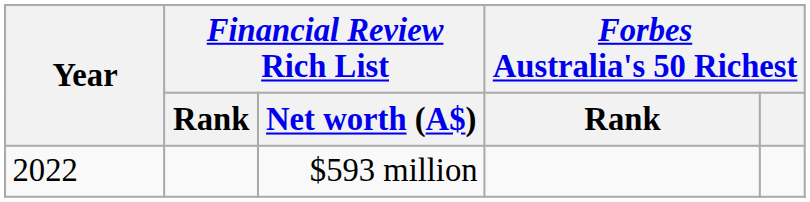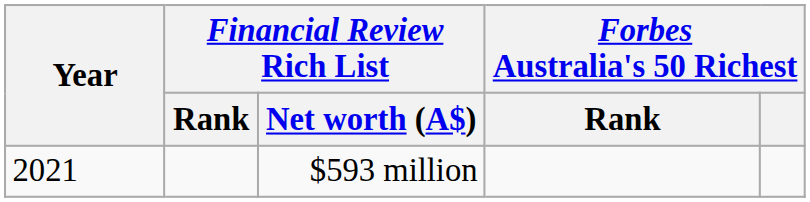(45, 170) 2022 -> (45, 170) 2021
